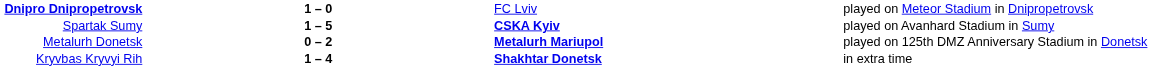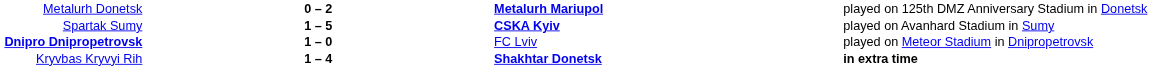rows swapped: (93, 42) <-> (73, 8)
(878, 59) normal -> (881, 59) bold
